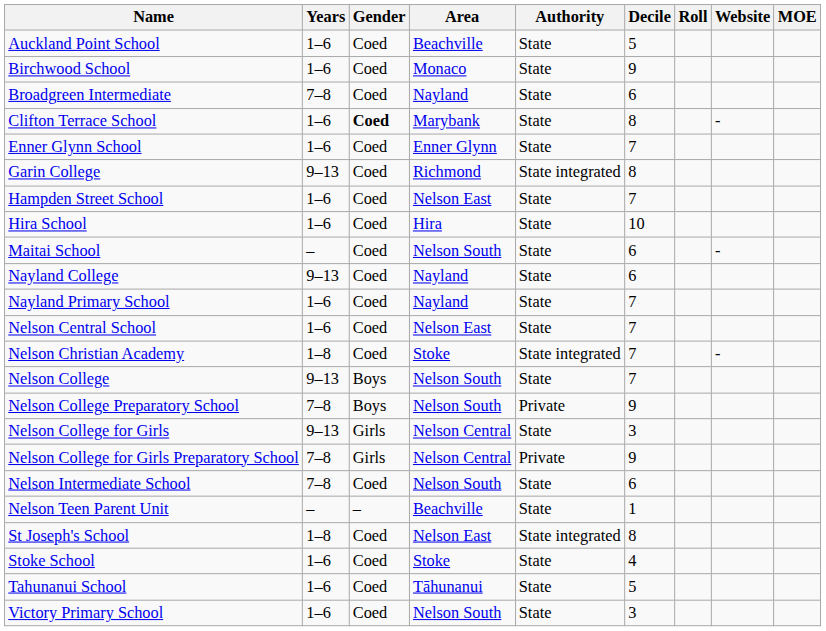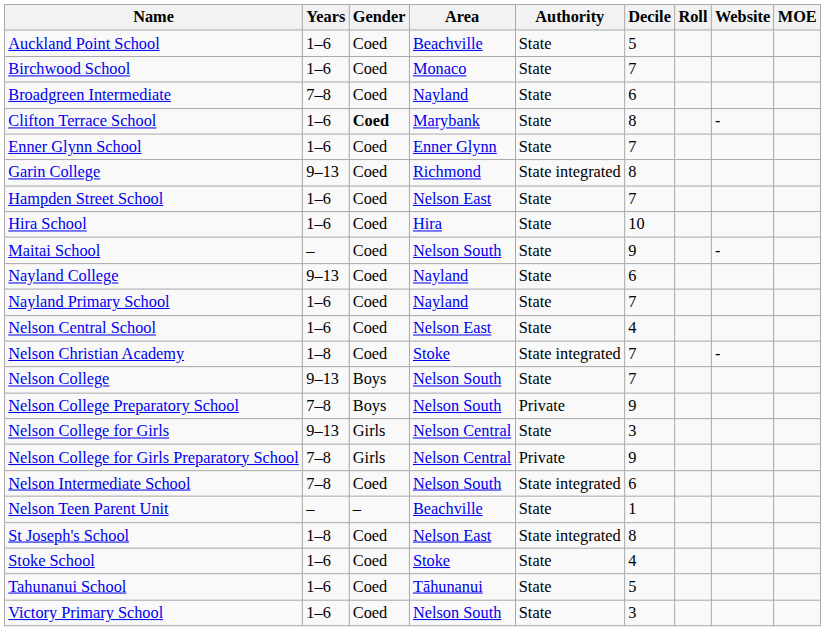(632, 69) 9 -> (632, 69) 7
(632, 250) 6 -> (632, 250) 9
(632, 328) 7 -> (632, 328) 4
(535, 483) State -> (570, 483) State integrated
